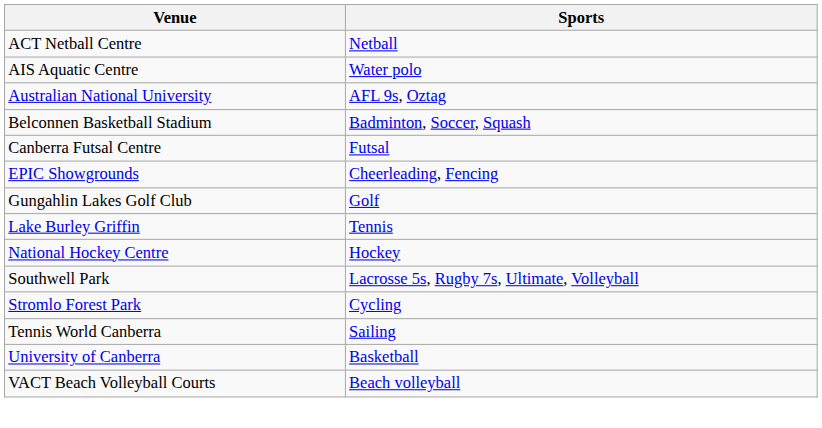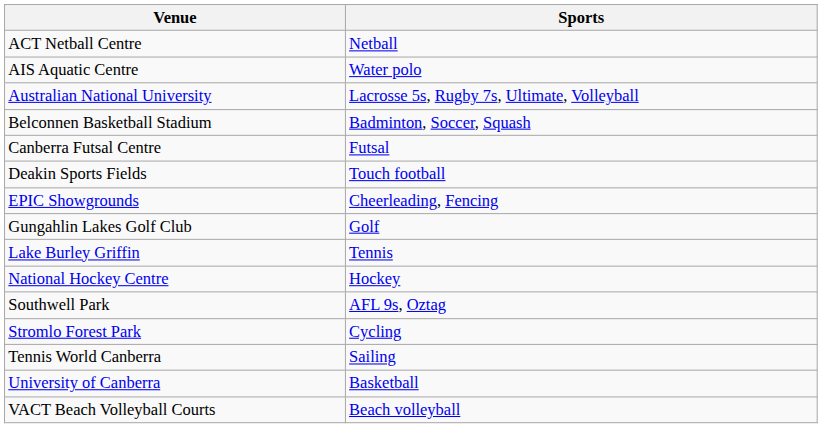(398, 95) AFL 9s, Oztag -> (494, 95) Lacrosse 5s, Rugby 7s, Ultimate, Volleyball
+ row: (77, 174)
(494, 278) Lacrosse 5s, Rugby 7s, Ultimate, Volleyball -> (398, 305) AFL 9s, Oztag
